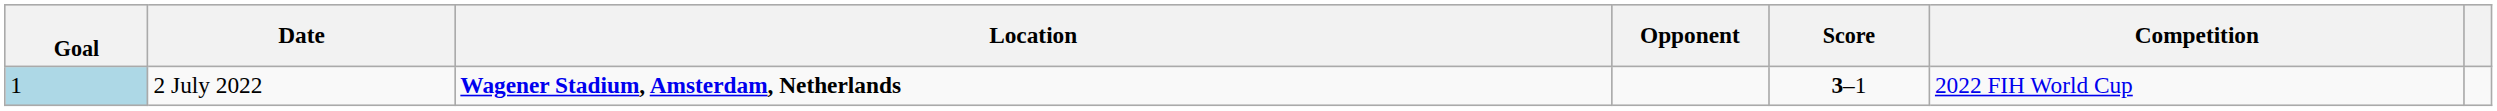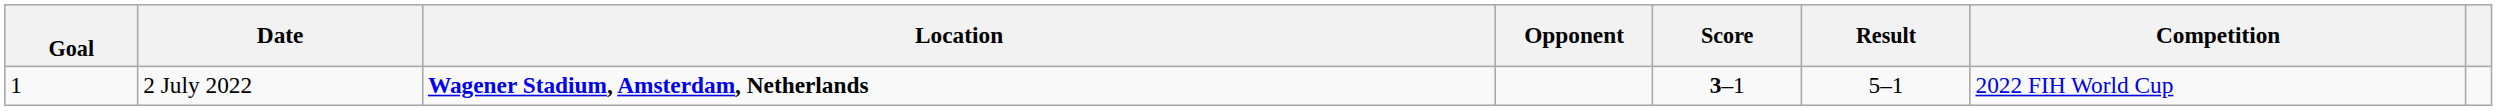+ column: (1886, 36)
(16, 86) lightblue background -> (16, 86) no background
